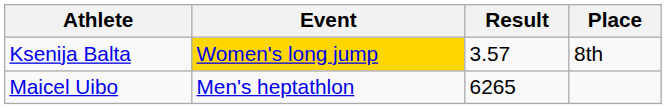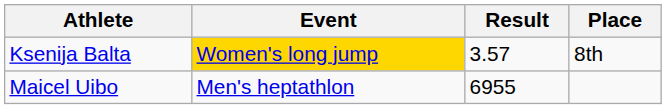(493, 86) 6265 -> (493, 86) 6955
